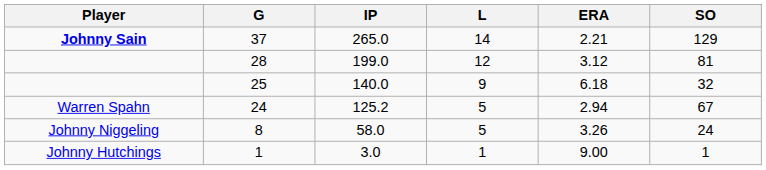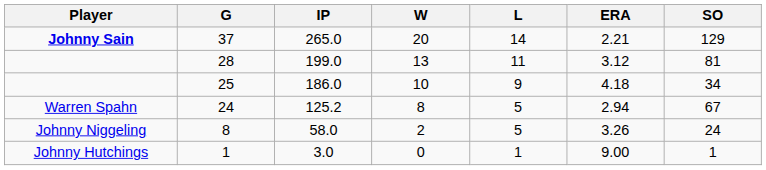+ column: (421, 15)
(482, 61) 12 -> (518, 61) 11
(370, 84) 140.0 -> (323, 84) 186.0
(594, 84) 6.18 -> (615, 84) 4.18
(706, 84) 32 -> (713, 84) 34
